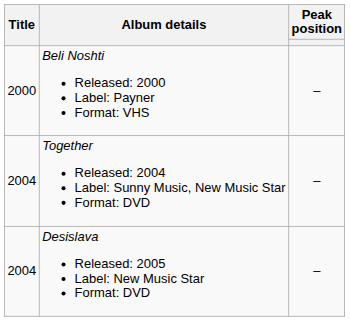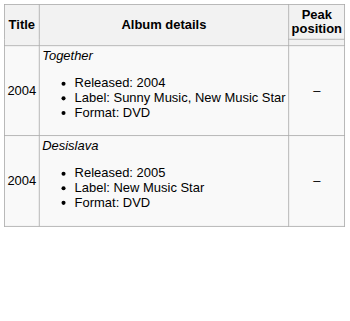- row: (164, 84)
